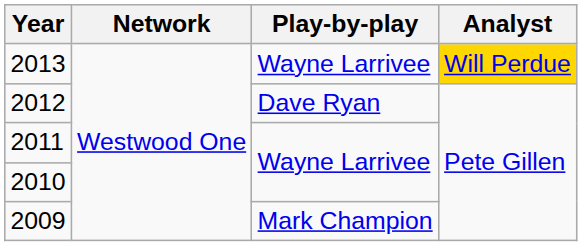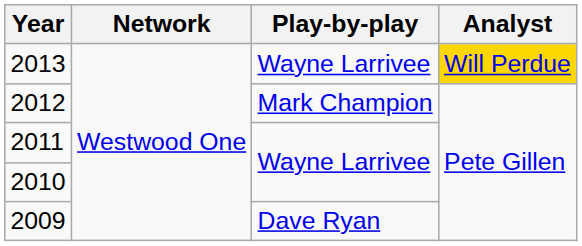(319, 102) Dave Ryan -> (345, 102) Mark Champion
(345, 220) Mark Champion -> (319, 220) Dave Ryan
